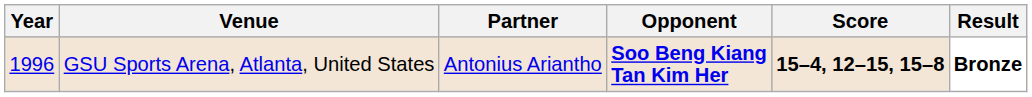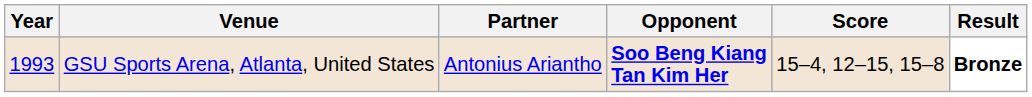(32, 64) 1996 -> (32, 64) 1993
(860, 64) bold -> (860, 64) normal
